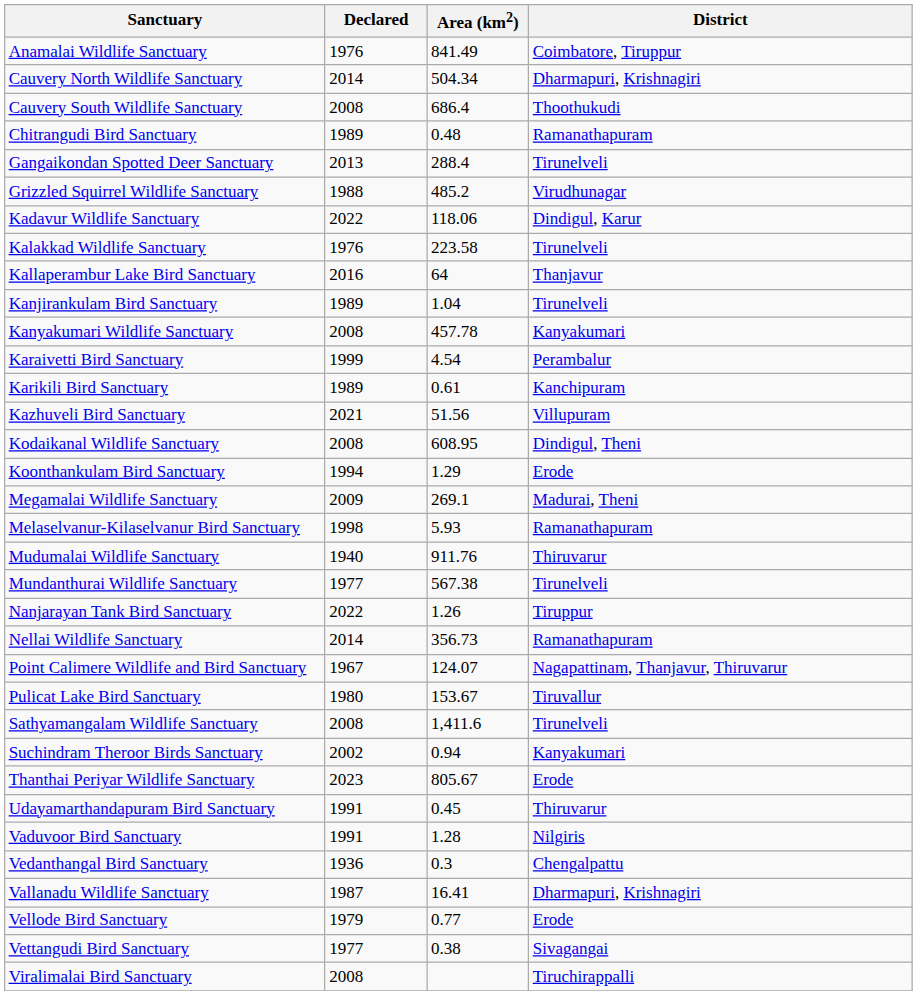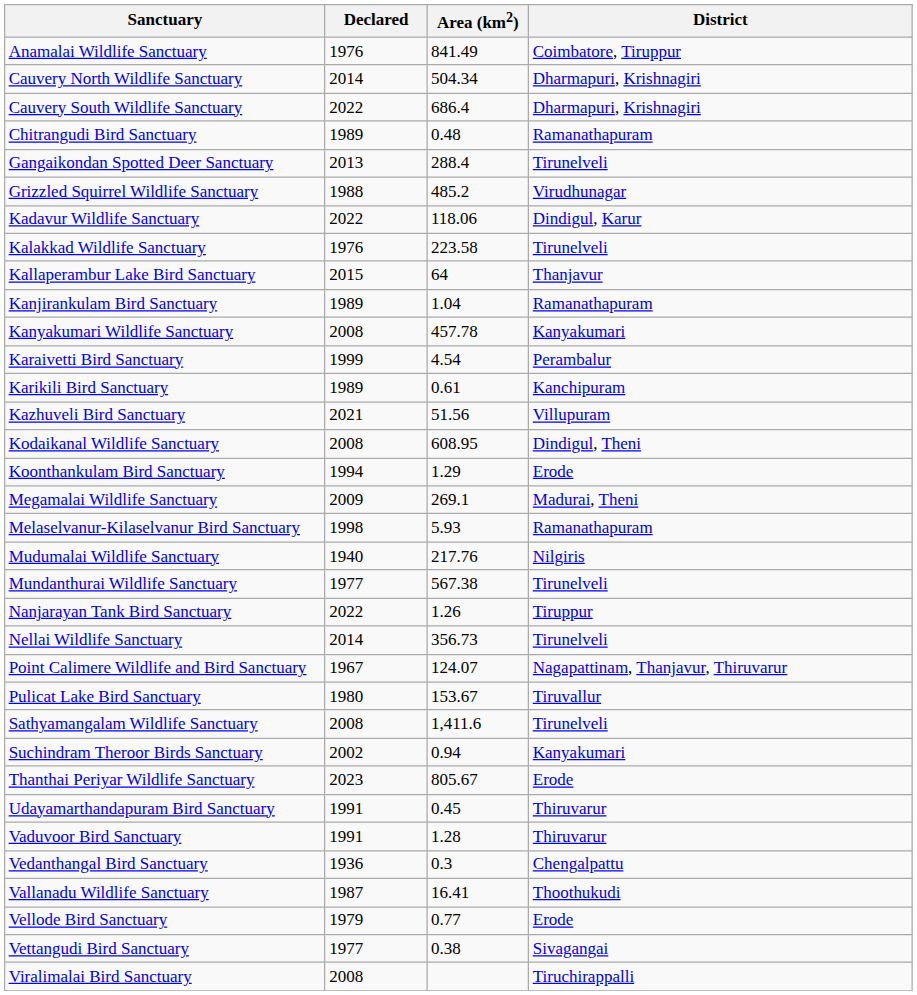(346, 106) 2008 -> (346, 106) 2022
(577, 106) Thoothukudi -> (617, 106) Dharmapuri, Krishnagiri
(346, 274) 2016 -> (346, 274) 2015
(570, 302) Tirunelveli -> (593, 302) Ramanathapuram
(454, 555) 911.76 -> (454, 555) 217.76
(570, 555) Thiruvarur -> (559, 555) Nilgiris
(593, 639) Ramanathapuram -> (570, 639) Tirunelveli
(559, 835) Nilgiris -> (570, 835) Thiruvarur
(617, 891) Dharmapuri, Krishnagiri -> (577, 891) Thoothukudi
